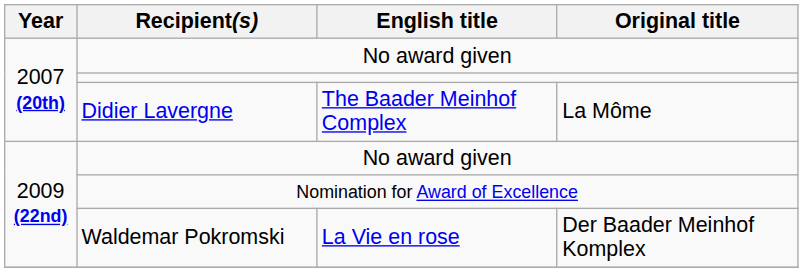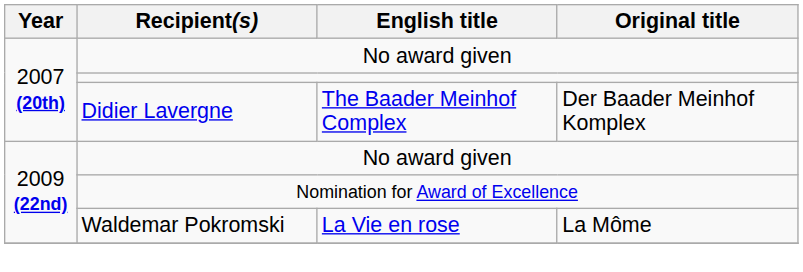(607, 111) La Môme -> (658, 111) Der Baader Meinhof Komplex
(658, 237) Der Baader Meinhof Komplex -> (607, 225) La Môme
